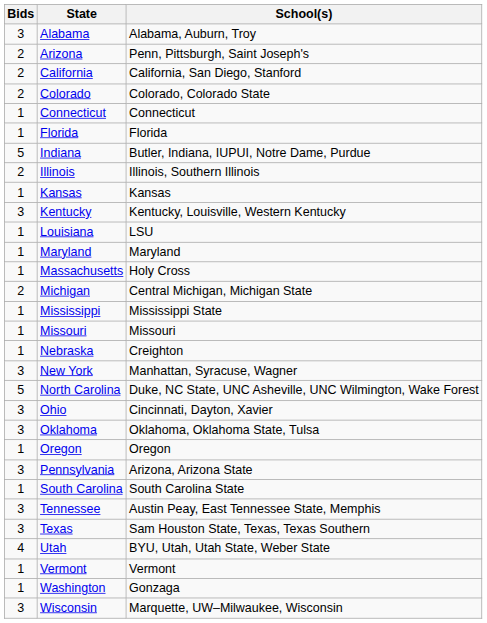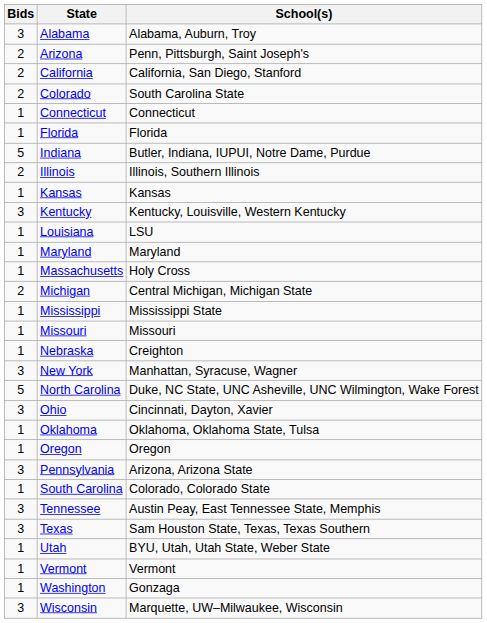(199, 93) Colorado, Colorado State -> (187, 93) South Carolina State
(21, 430) 3 -> (21, 430) 1
(187, 489) South Carolina State -> (199, 489) Colorado, Colorado State
(21, 548) 4 -> (21, 548) 1
